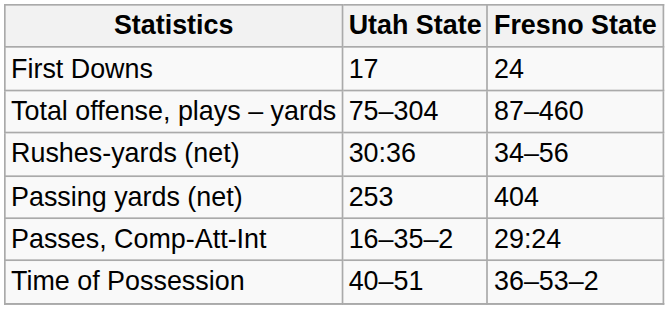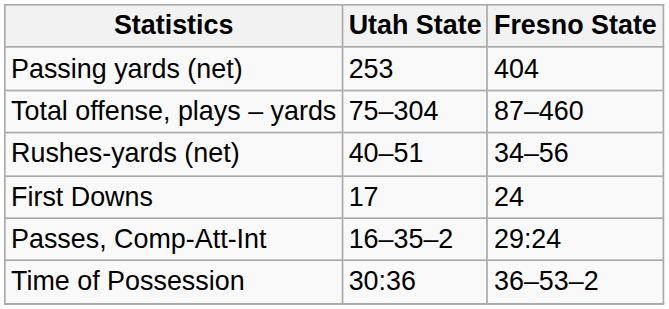rows swapped: (82, 68) <-> (127, 196)
(382, 153) 30:36 -> (386, 153) 40–51
(386, 281) 40–51 -> (382, 281) 30:36
